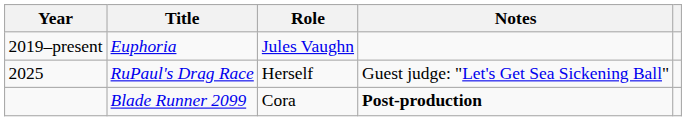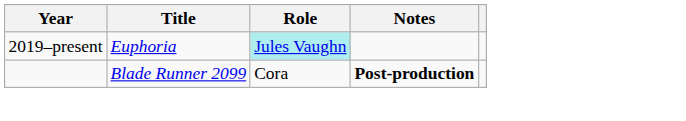(308, 45) no background -> (300, 45) paleturquoise background
- row: (182, 73)
